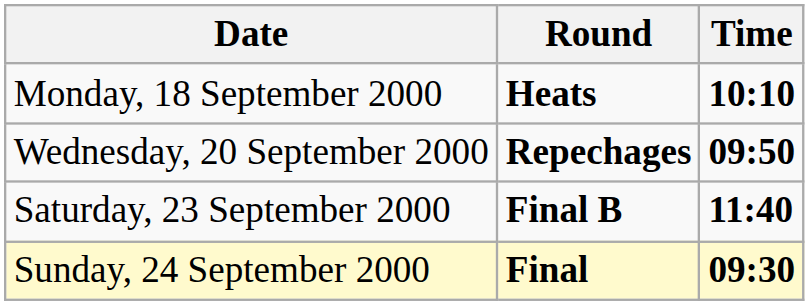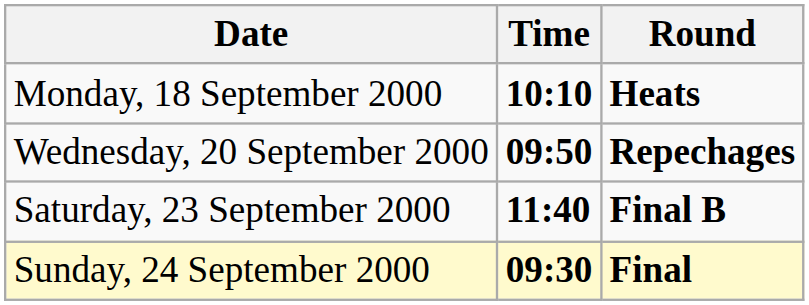columns swapped: (752, 33) <-> (599, 33)
